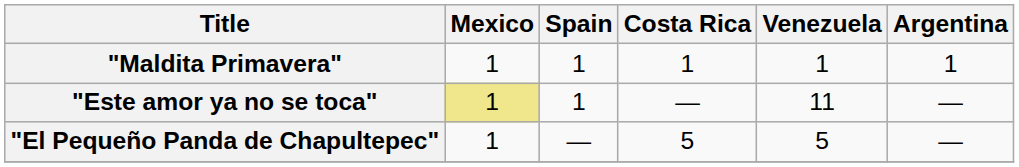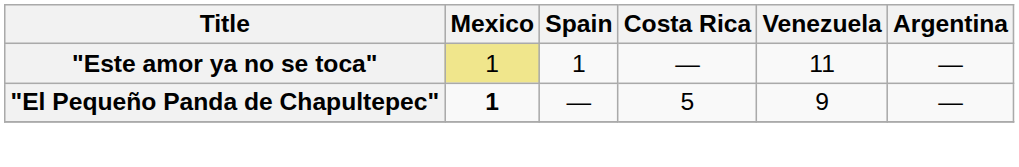- row: (225, 63)
(492, 141) normal -> (492, 102) bold
(822, 141) 5 -> (822, 102) 9
